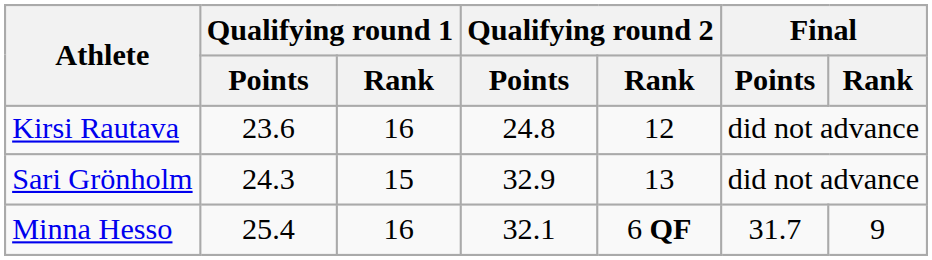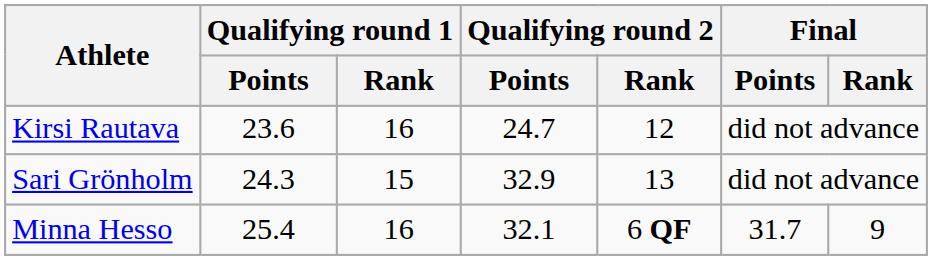(529, 129) 24.8 -> (529, 129) 24.7
